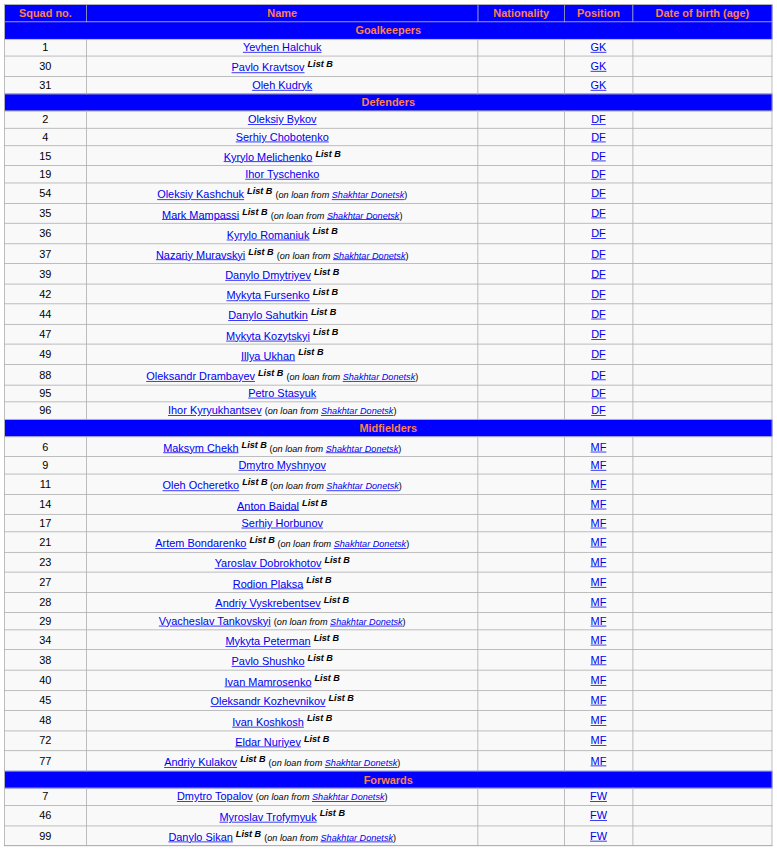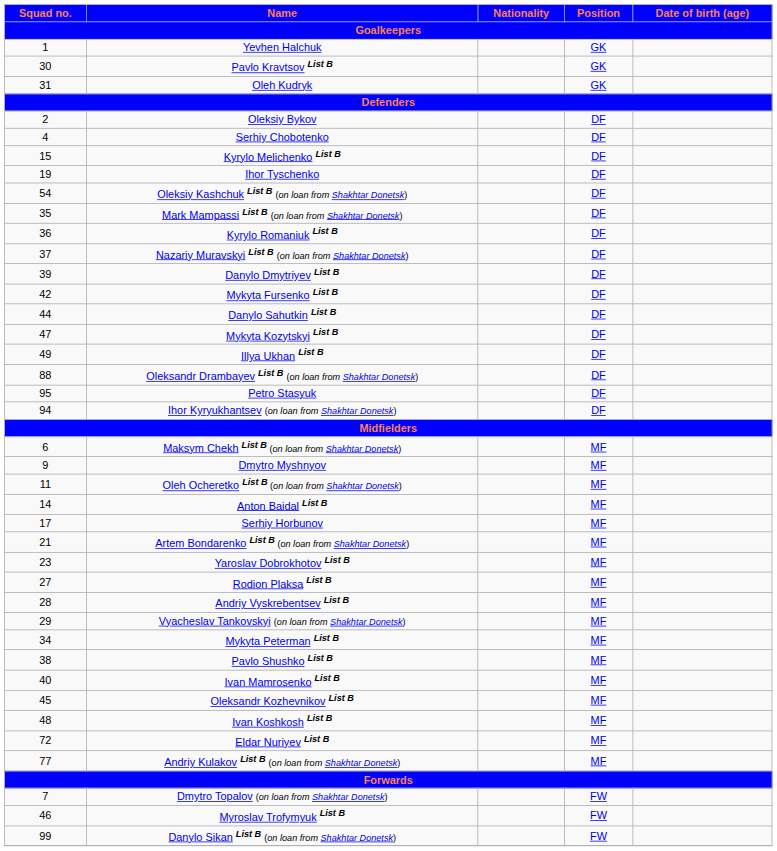(45, 411) 96 -> (45, 411) 94
